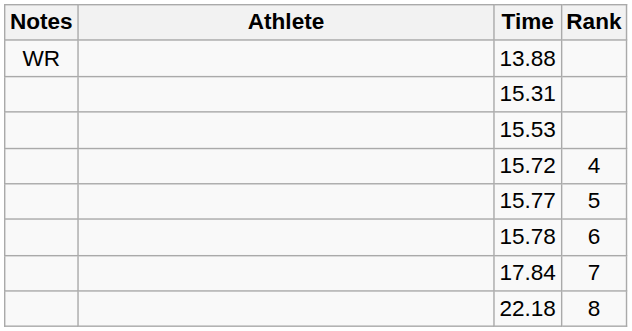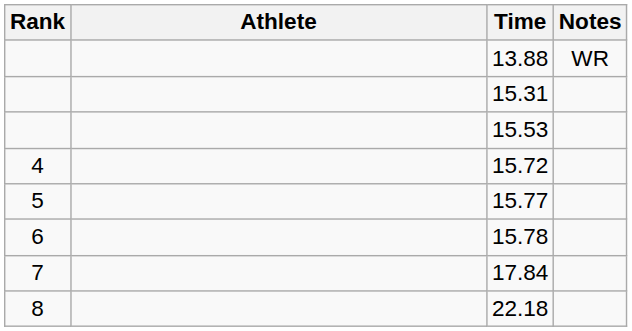columns swapped: (594, 22) <-> (41, 22)
